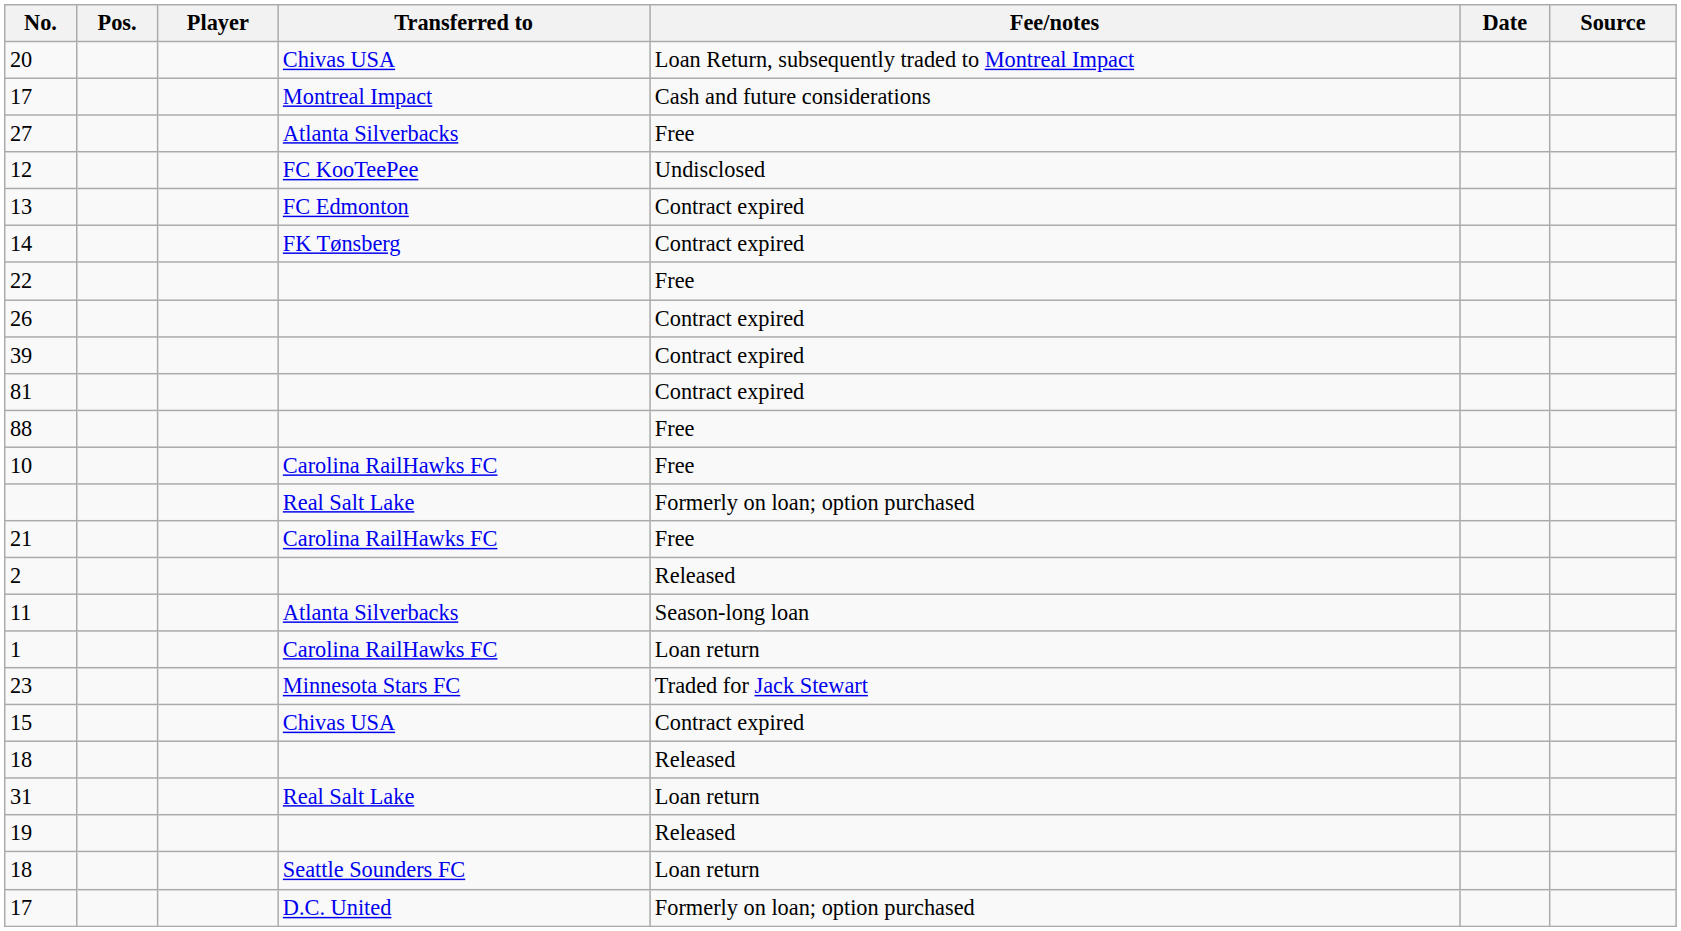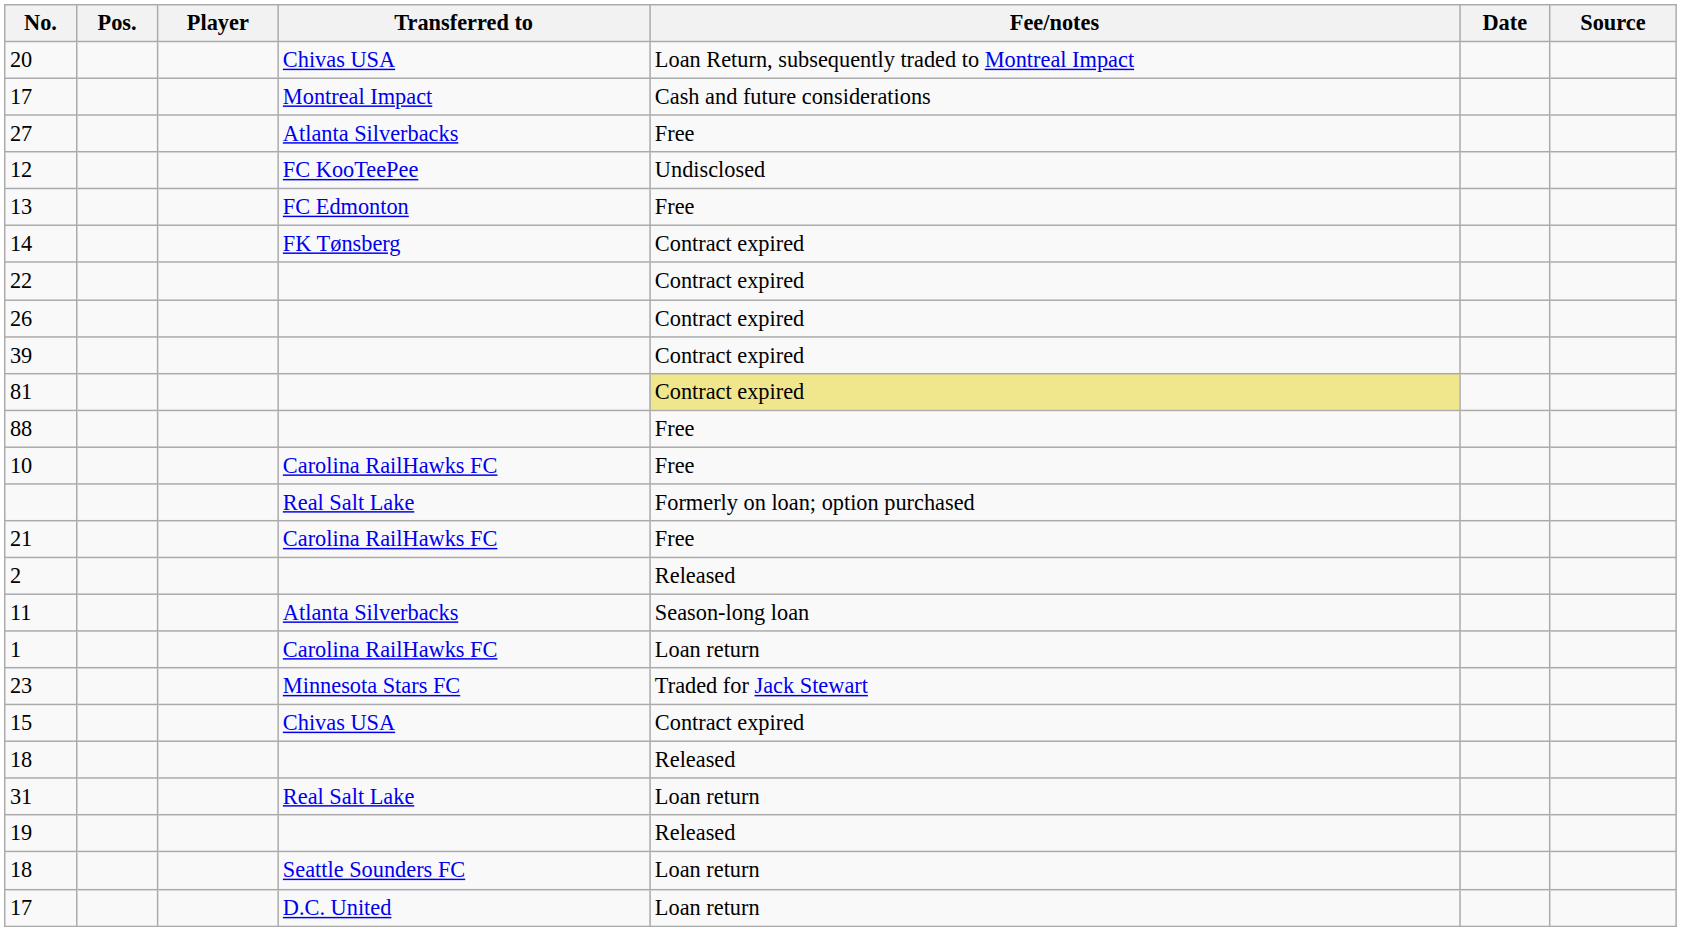(730, 207) Contract expired -> (675, 207) Free
(675, 281) Free -> (730, 281) Contract expired
(730, 391) no background -> (730, 391) khaki background
(815, 907) Formerly on loan; option purchased -> (707, 907) Loan return
